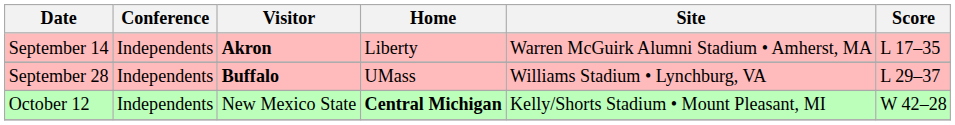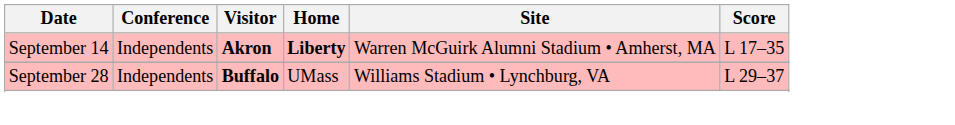(391, 47) normal -> (316, 47) bold
- row: (49, 104)
